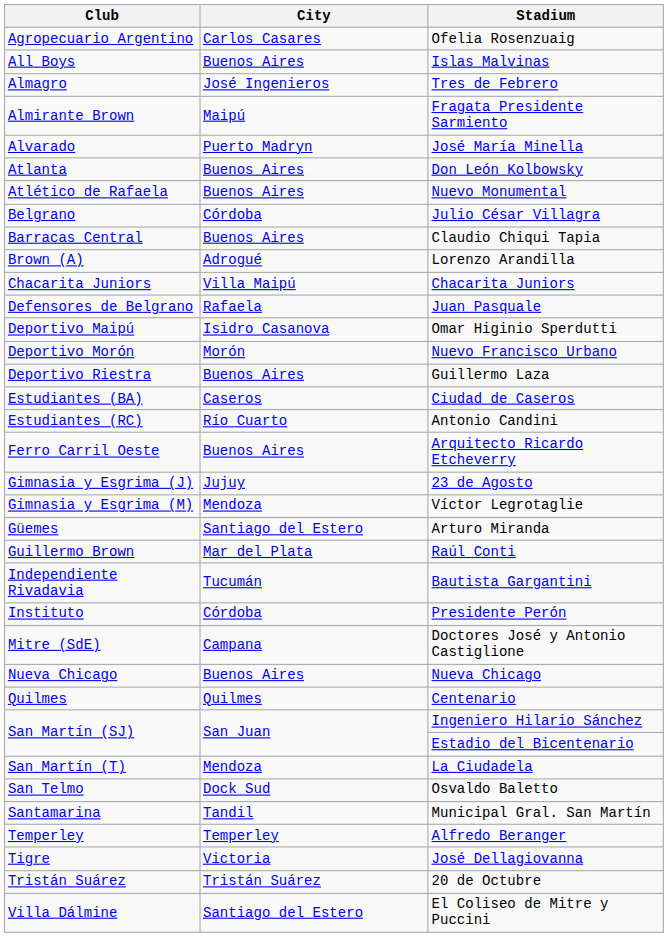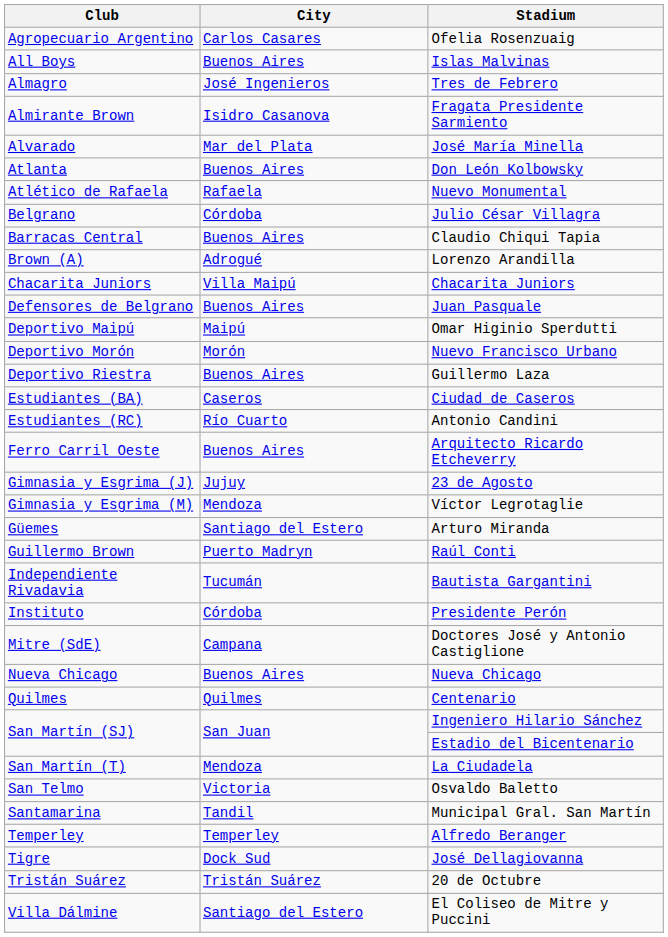(224, 116) Maipú -> (266, 116) Isidro Casanova
(258, 147) Puerto Madryn -> (258, 147) Mar del Plata
(254, 192) Buenos Aires -> (232, 192) Rafaela
(232, 307) Rafaela -> (254, 307) Buenos Aires
(266, 330) Isidro Casanova -> (224, 330) Maipú
(258, 552) Mar del Plata -> (258, 552) Puerto Madryn
(237, 790) Dock Sud -> (237, 790) Victoria
(237, 859) Victoria -> (237, 859) Dock Sud
